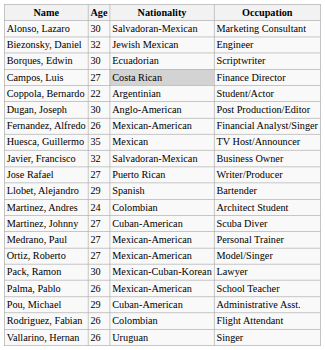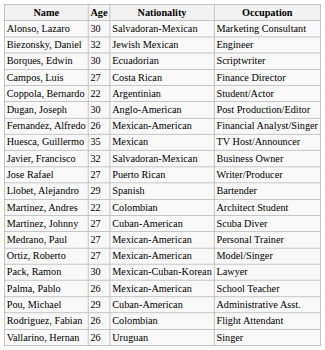(137, 77) lightgrey background -> (137, 77) no background
(96, 207) 24 -> (96, 207) 22
